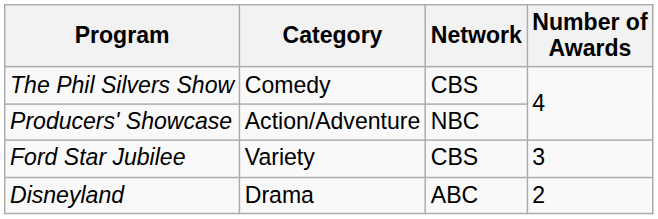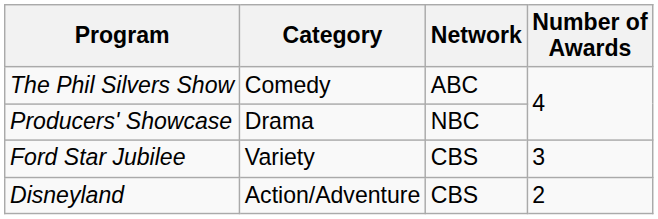(455, 85) CBS -> (455, 85) ABC
(332, 121) Action/Adventure -> (279, 121) Drama
(279, 194) Drama -> (332, 194) Action/Adventure
(455, 194) ABC -> (455, 194) CBS
